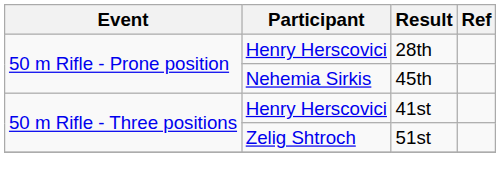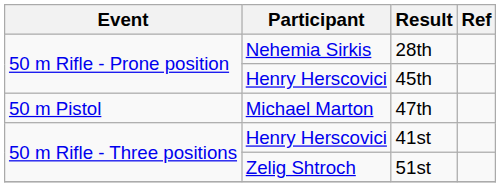(316, 49) Henry Herscovici -> (309, 49) Nehemia Sirkis
(309, 79) Nehemia Sirkis -> (316, 79) Henry Herscovici
+ row: (414, 108)
